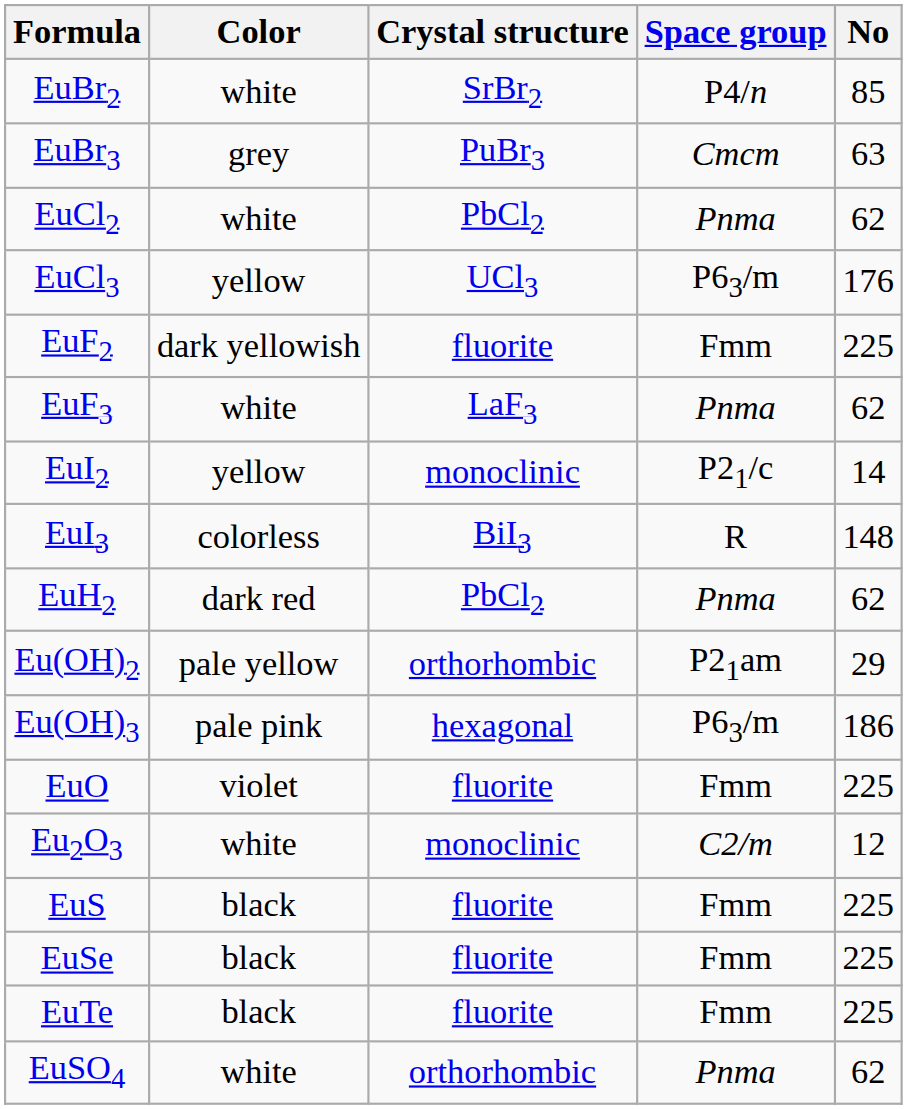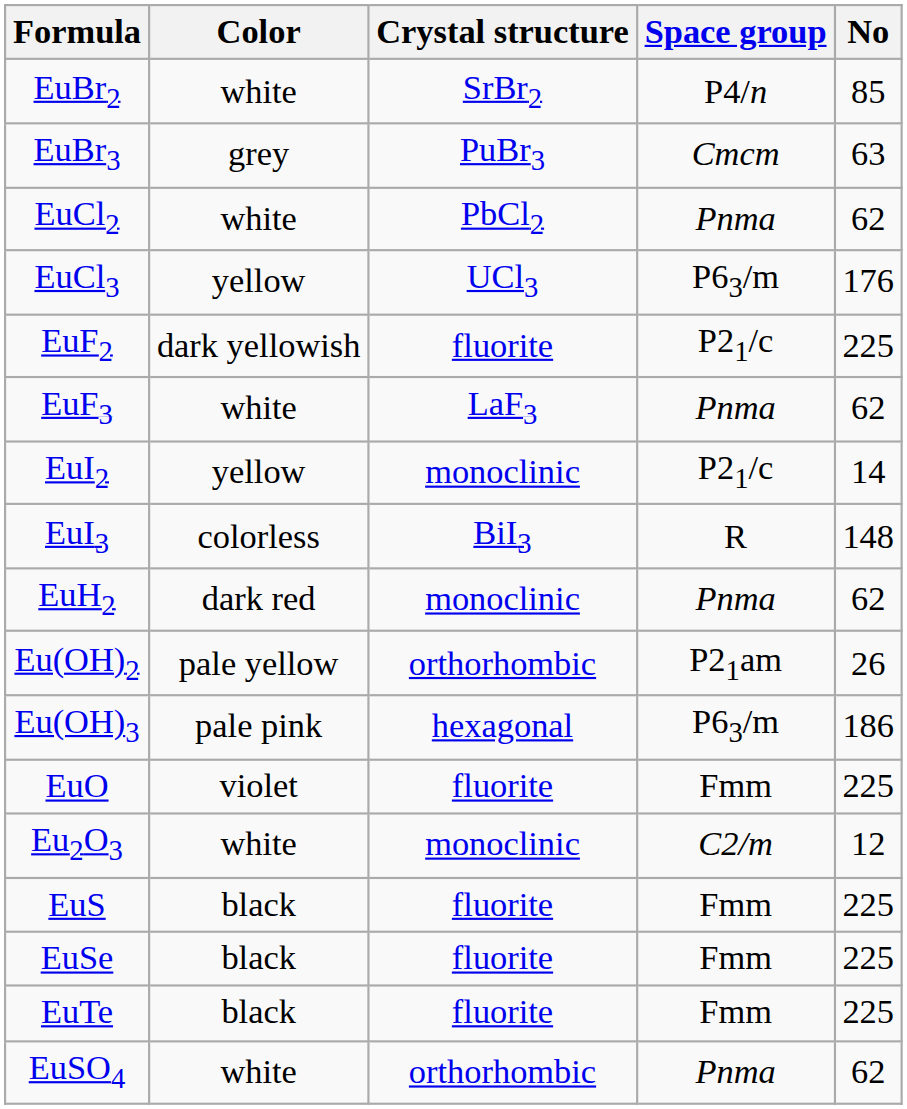(736, 345) Fmm -> (736, 345) P21/c
(502, 599) PbCl2 -> (503, 599) monoclinic
(868, 662) 29 -> (868, 662) 26
